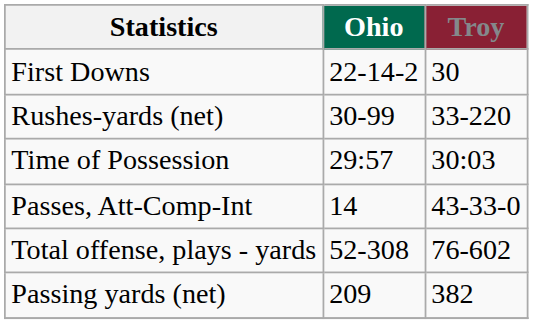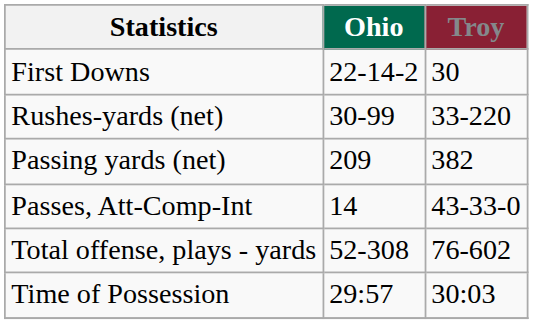rows swapped: (119, 294) <-> (120, 160)
